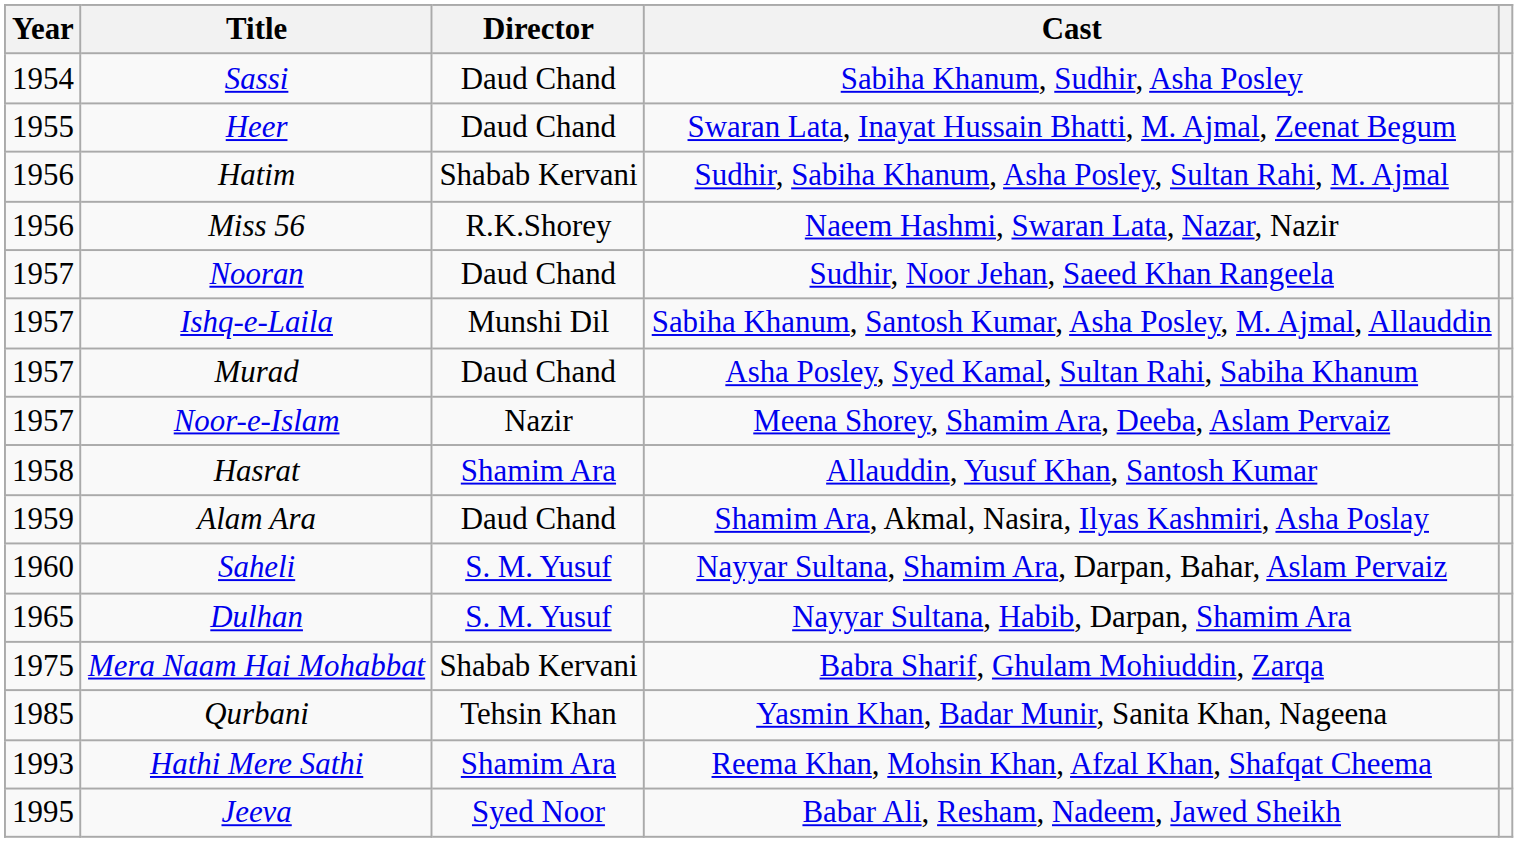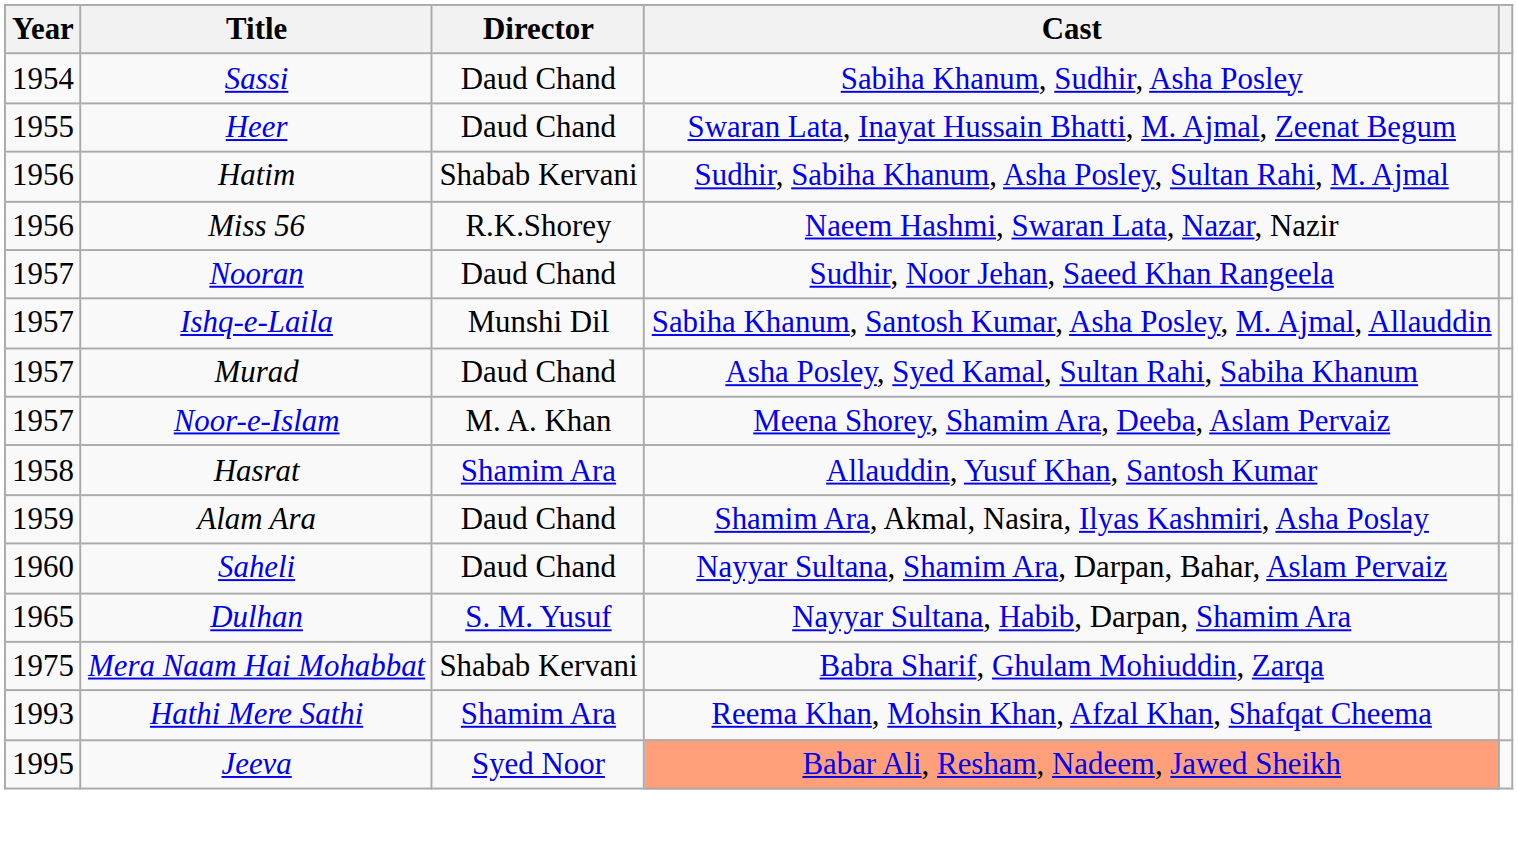(538, 420) Nazir -> (538, 420) M. A. Khan
(538, 567) S. M. Yusuf -> (538, 567) Daud Chand
- row: (257, 714)
(1072, 812) no background -> (1072, 763) lightsalmon background
